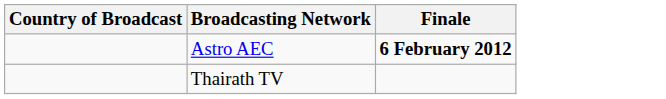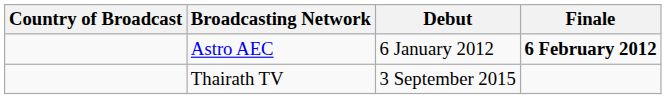+ column: (448, 19)
